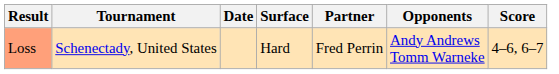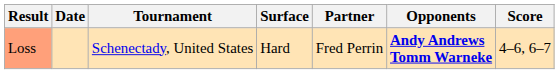columns swapped: (238, 16) <-> (136, 16)
(437, 48) normal -> (441, 48) bold
